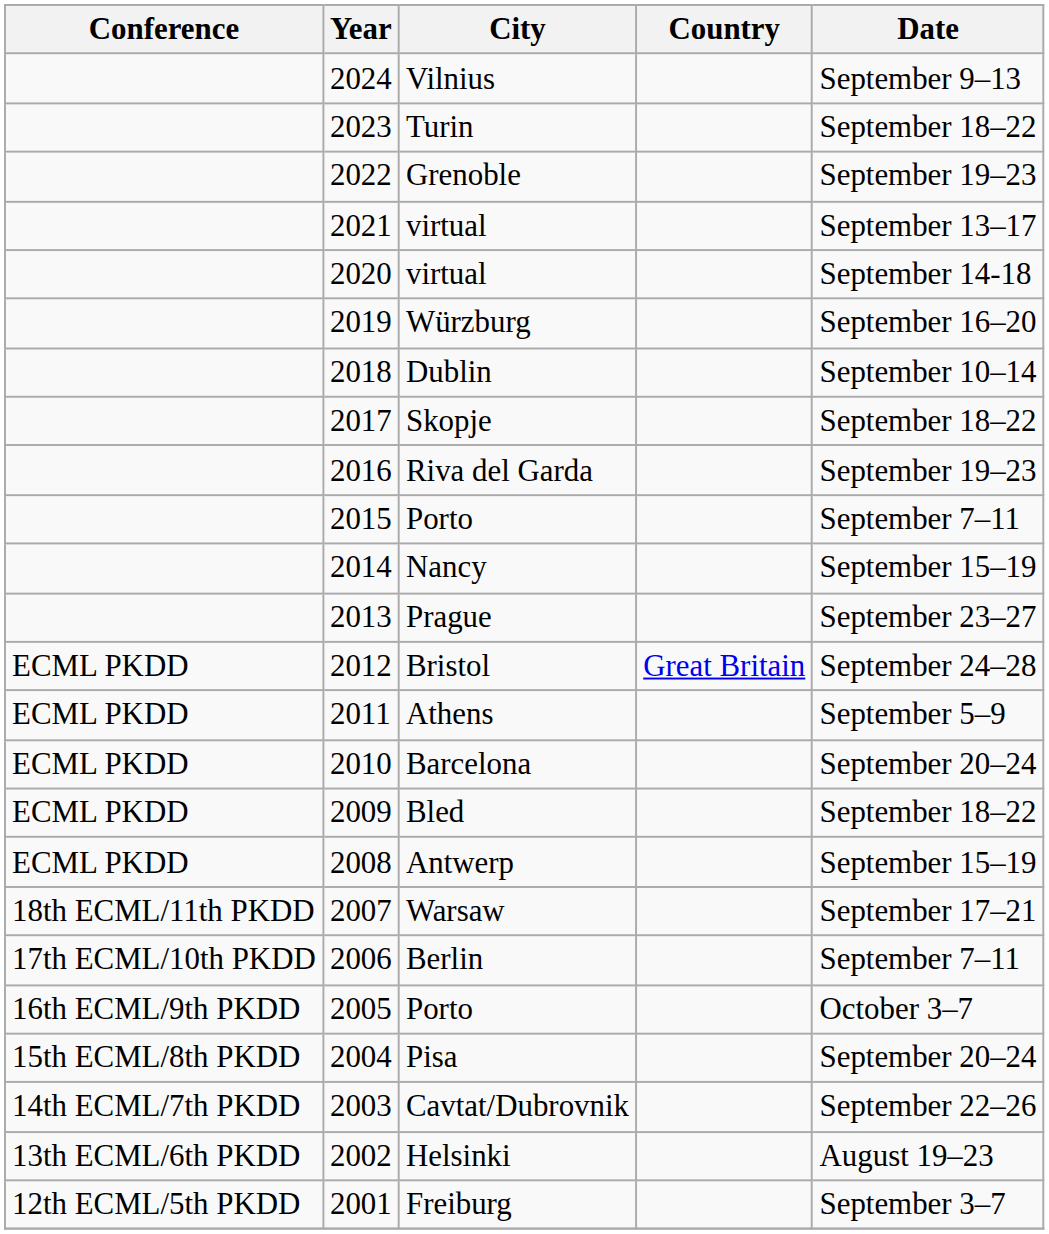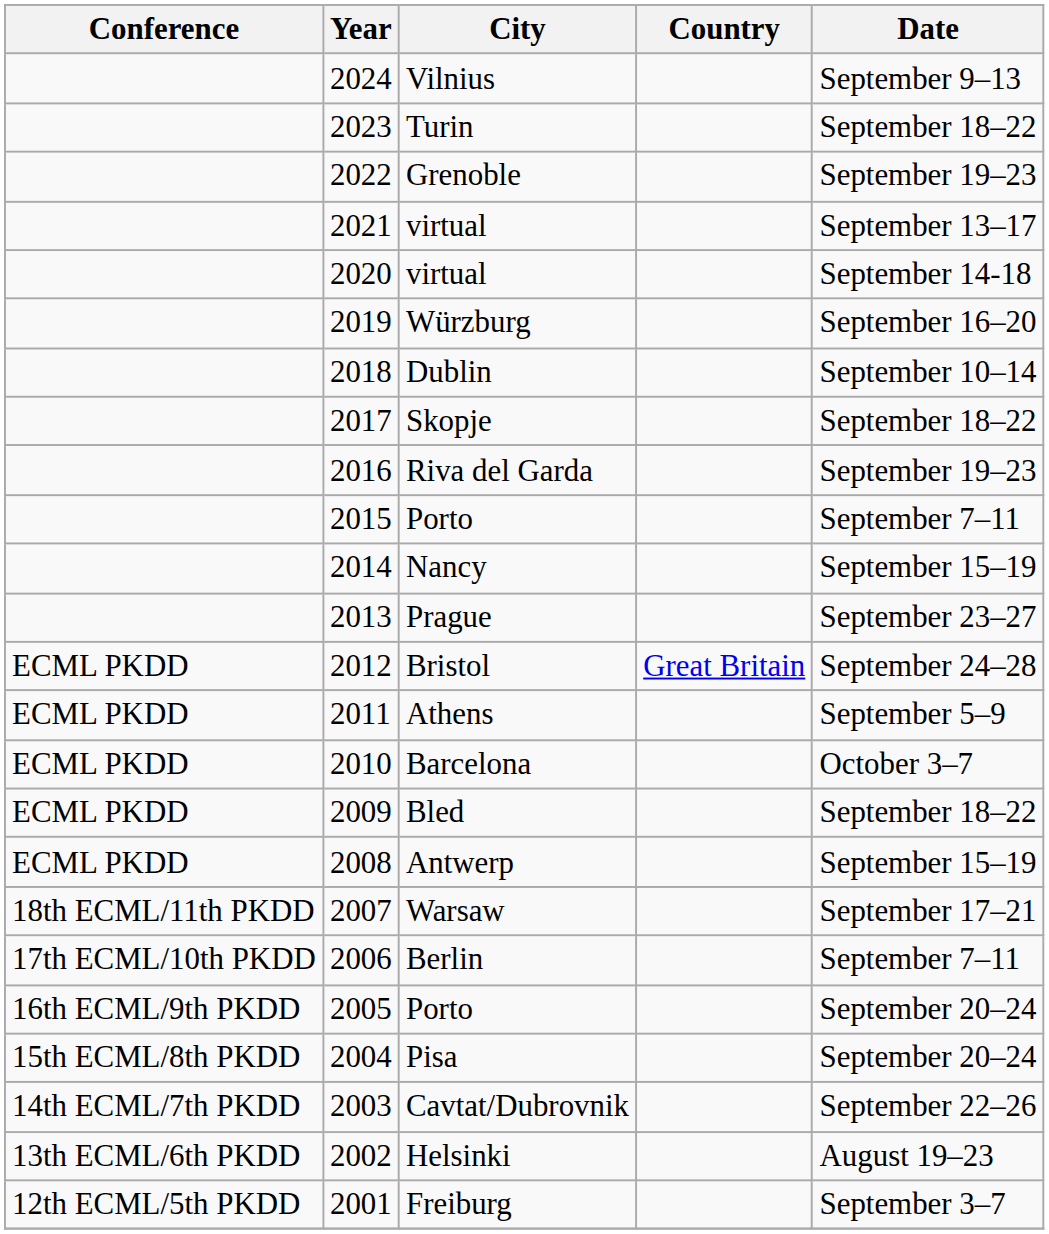(928, 763) September 20–24 -> (896, 763) October 3–7
(896, 1008) October 3–7 -> (928, 1008) September 20–24
